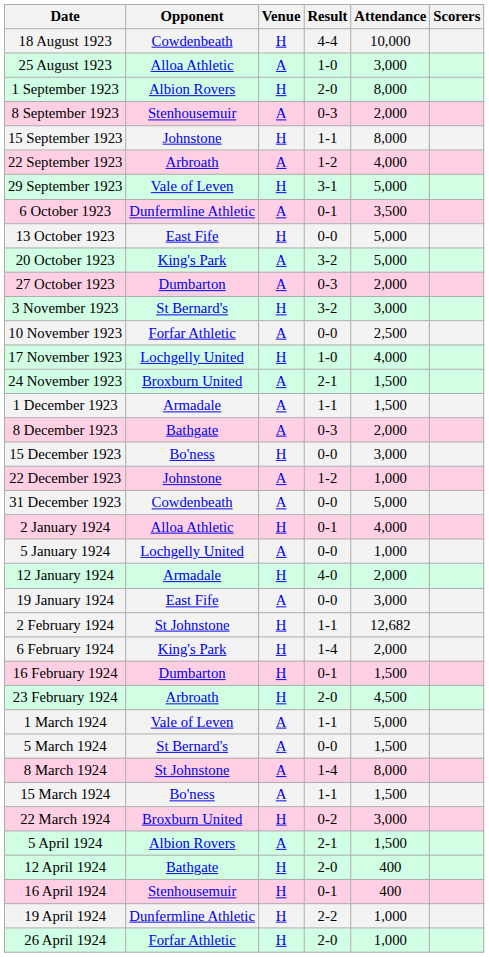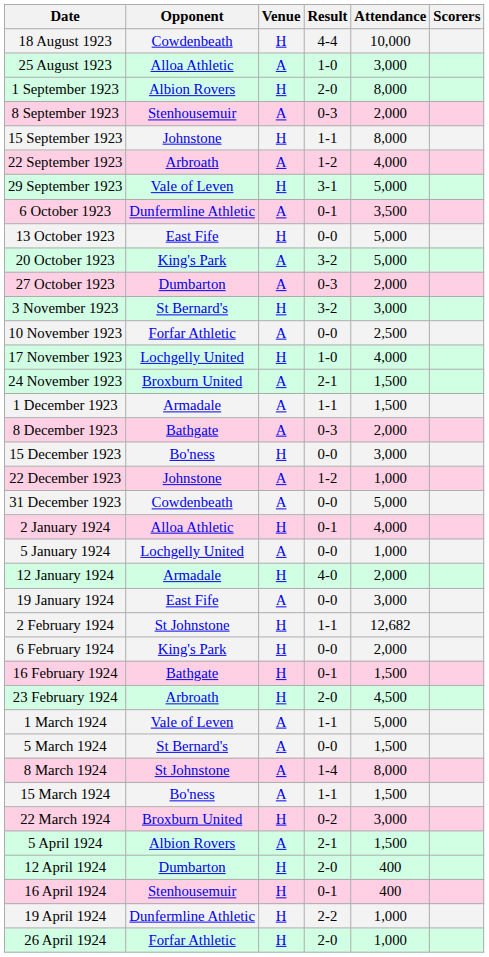(327, 648) 1-4 -> (327, 648) 0-0
(192, 673) Dumbarton -> (192, 673) Bathgate
(192, 867) Bathgate -> (192, 867) Dumbarton
